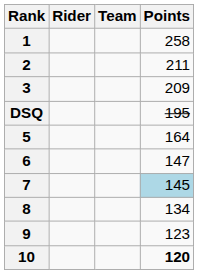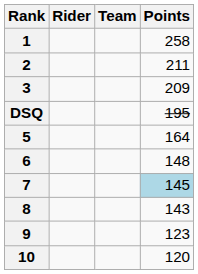(177, 161) 147 -> (177, 161) 148
(177, 209) 134 -> (177, 209) 143
(177, 257) bold -> (177, 257) normal
